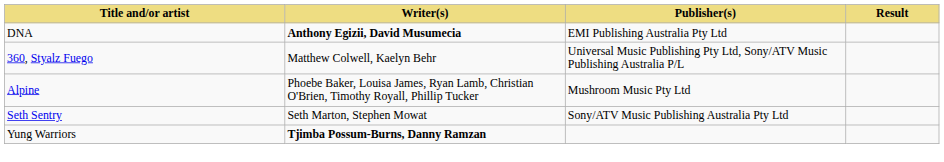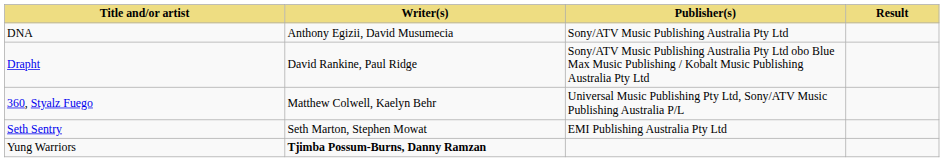(374, 32) bold -> (370, 32) normal
(647, 32) EMI Publishing Australia Pty Ltd -> (678, 32) Sony/ATV Music Publishing Australia Pty Ltd
+ row: (24, 64)
- row: (23, 90)
(678, 115) Sony/ATV Music Publishing Australia Pty Ltd -> (647, 128) EMI Publishing Australia Pty Ltd
